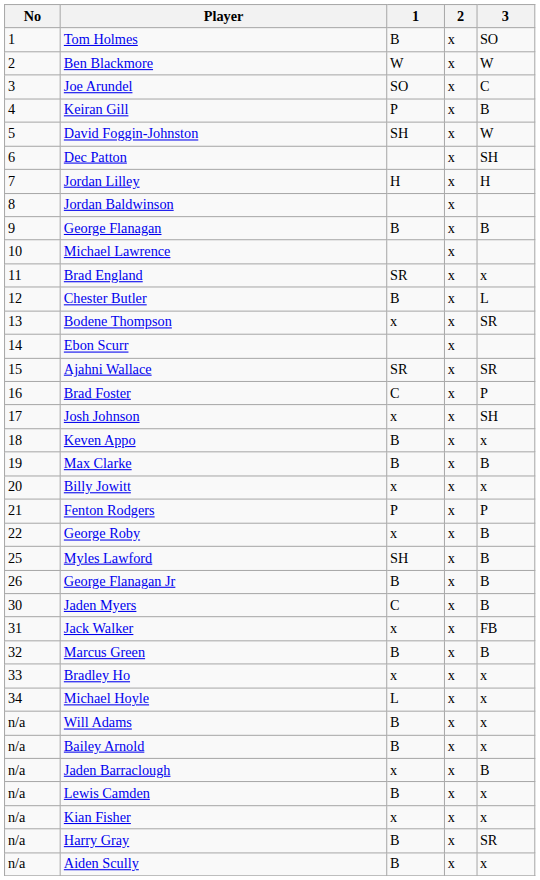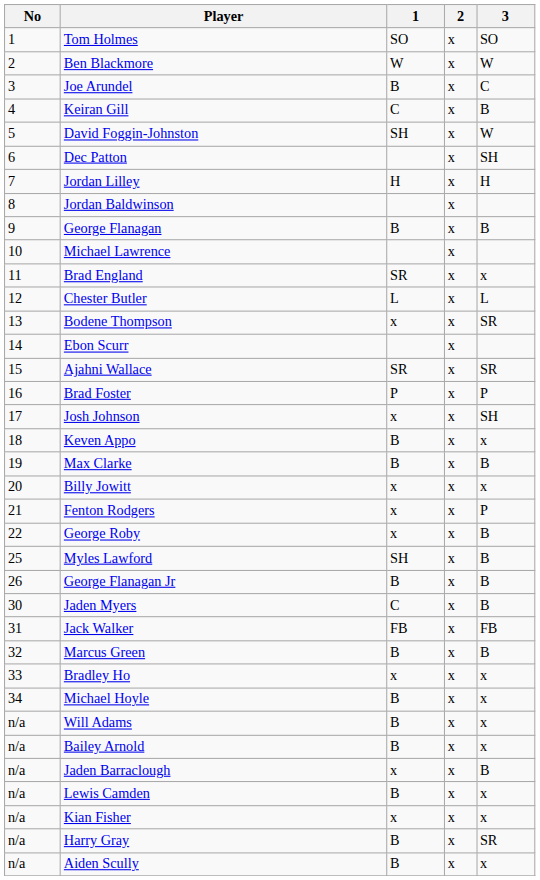(395, 39) B -> (399, 39) SO
(399, 86) SO -> (395, 86) B
(394, 110) P -> (395, 110) C
(395, 298) B -> (394, 298) L
(395, 392) C -> (394, 392) P
(394, 510) P -> (394, 510) x
(394, 628) x -> (399, 628) FB
(394, 699) L -> (395, 699) B
